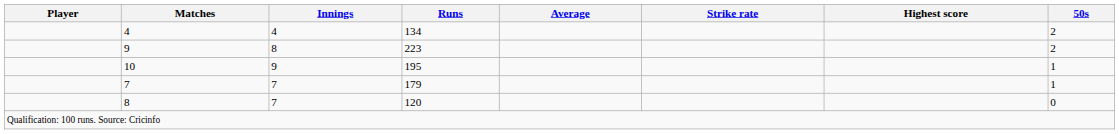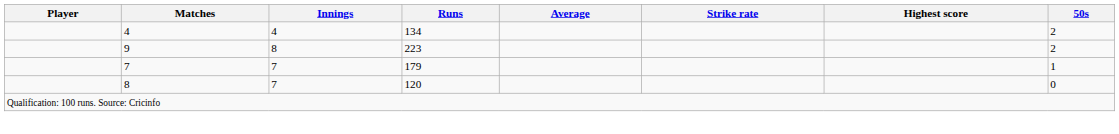- row: (130, 66)
